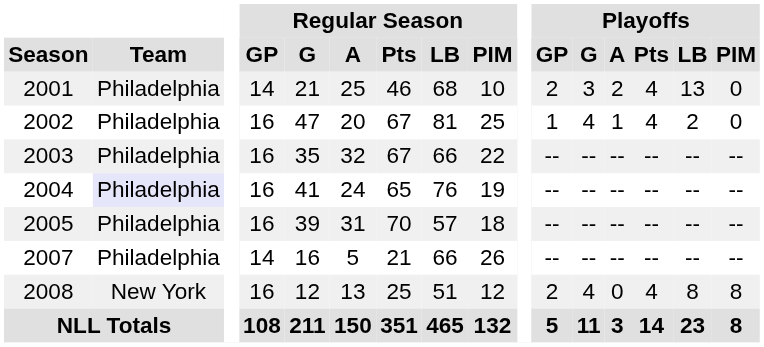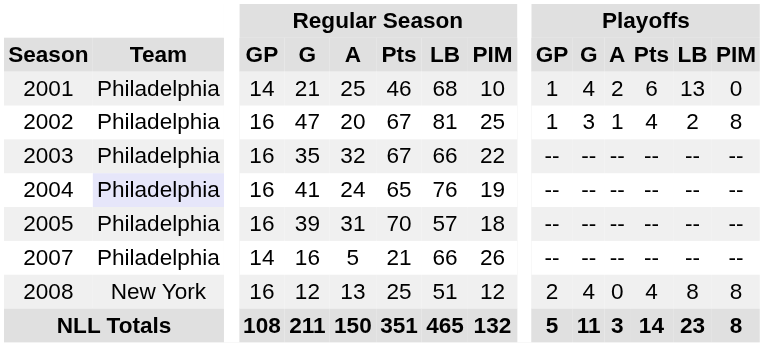(552, 88) 2 -> (552, 88) 1
(589, 88) 3 -> (589, 88) 4
(651, 88) 4 -> (651, 88) 6
(589, 122) 4 -> (589, 122) 3
(736, 122) 0 -> (736, 122) 8
